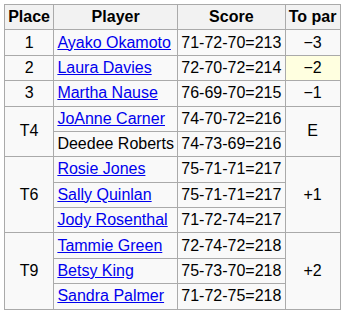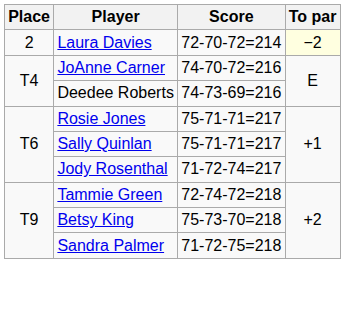- row: (114, 42)
- row: (108, 93)
